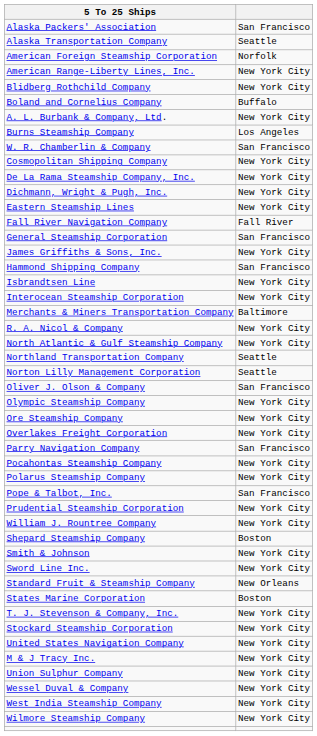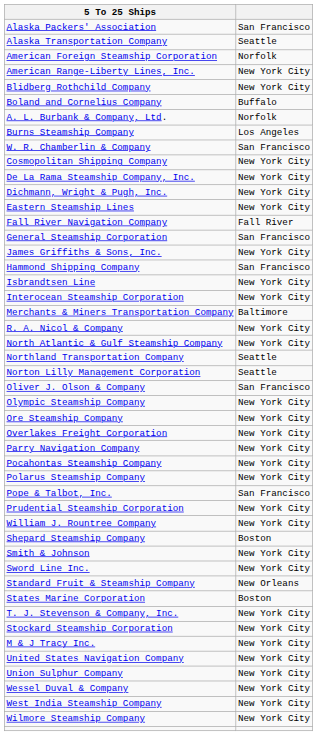(274, 117) New York City -> (257, 117) Norfolk
(274, 448) San Francisco -> (274, 448) New York City
rows swapped: (51, 659) <-> (95, 644)
